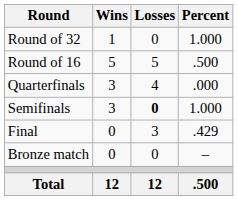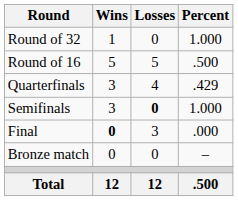(205, 85) .000 -> (205, 85) .429
(112, 131) normal -> (112, 131) bold
(205, 131) .429 -> (205, 131) .000
